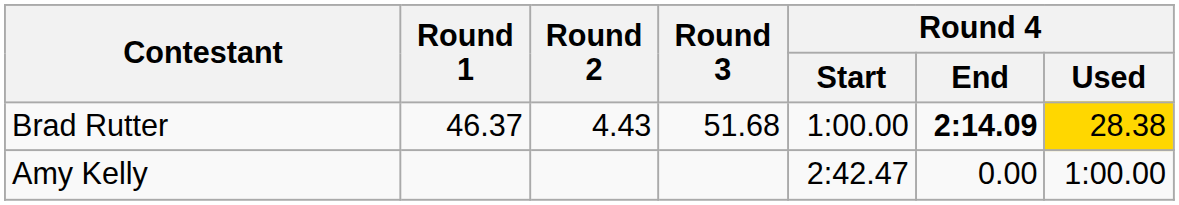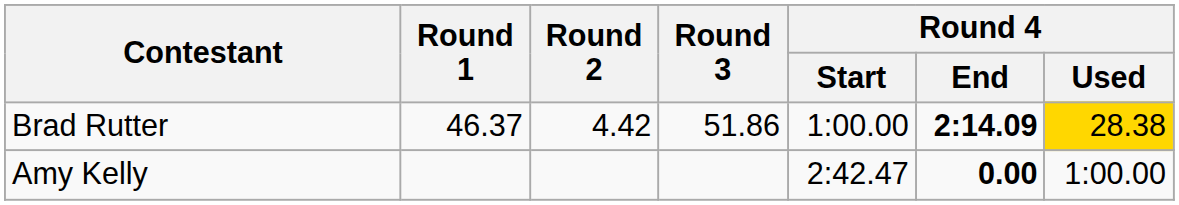(622, 125) 4.43 -> (622, 125) 4.42
(742, 125) 51.68 -> (742, 125) 51.86
(1008, 174) normal -> (1008, 174) bold
